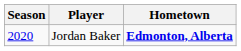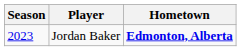(20, 35) 2020 -> (20, 35) 2023
